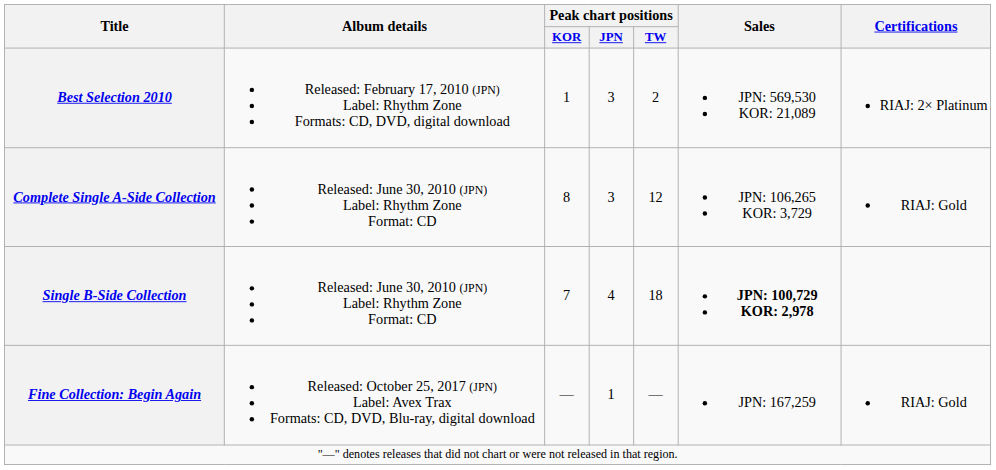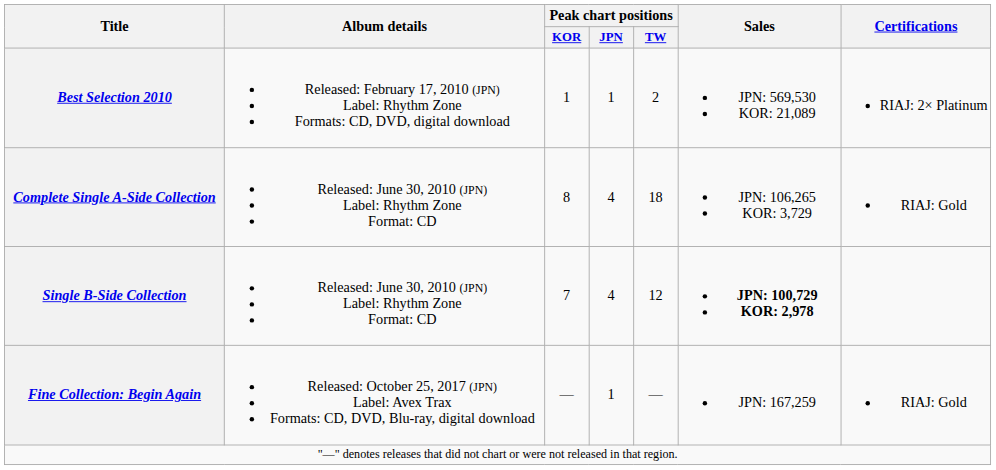(611, 97) 3 -> (611, 97) 1
(611, 196) 3 -> (611, 196) 4
(656, 196) 12 -> (656, 196) 18
(656, 296) 18 -> (656, 296) 12
